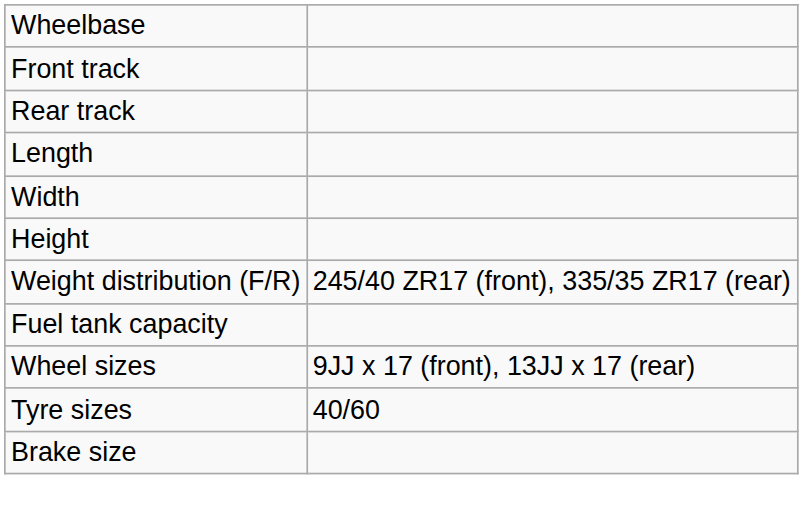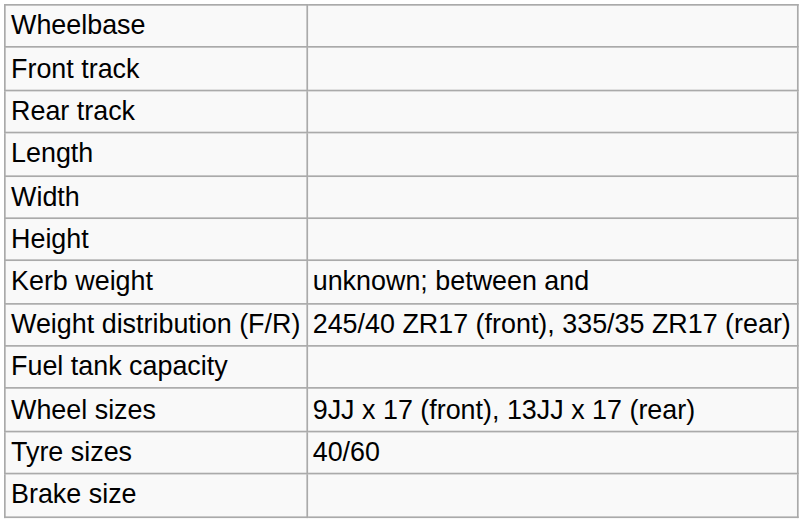+ row: (82, 281)
